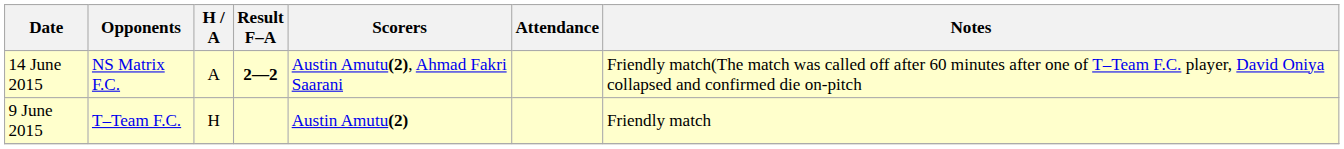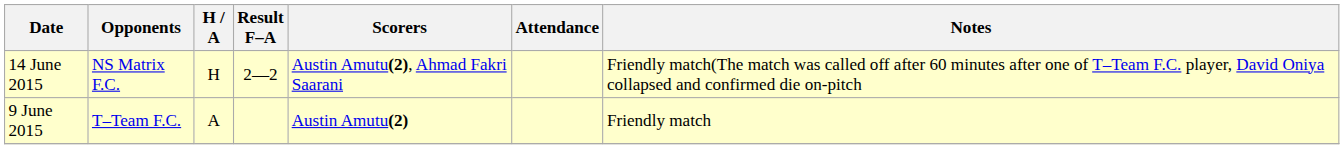(214, 74) A -> (214, 74) H
(260, 74) bold -> (260, 74) normal
(214, 120) H -> (214, 120) A
